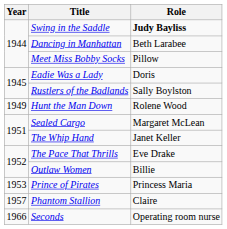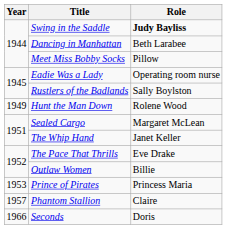(144, 75) Doris -> (176, 75) Operating room nurse
(176, 216) Operating room nurse -> (144, 216) Doris
